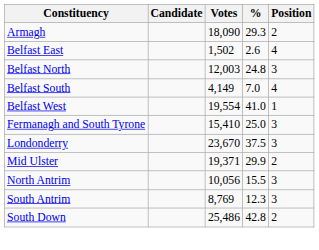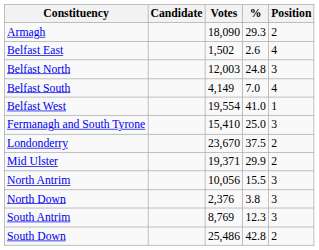(274, 143) 3 -> (274, 143) 2
+ row: (36, 198)
